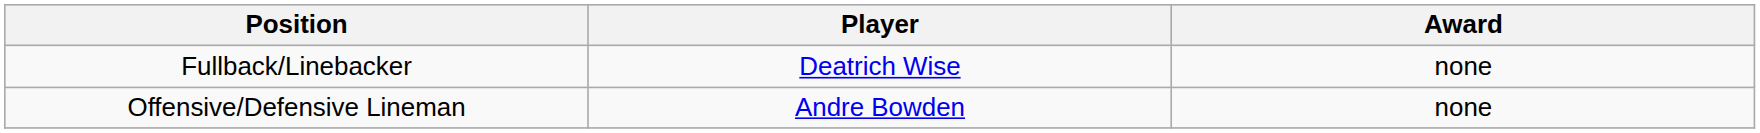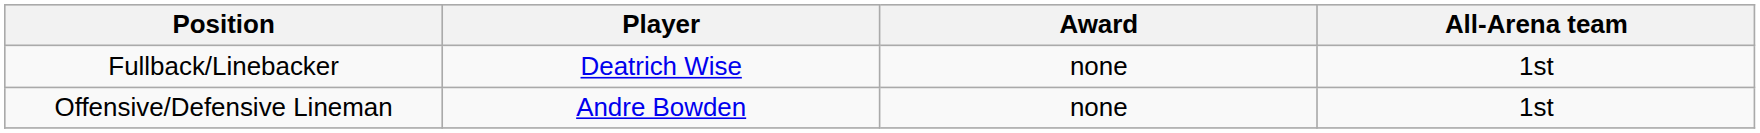+ column: (1536, 25)
